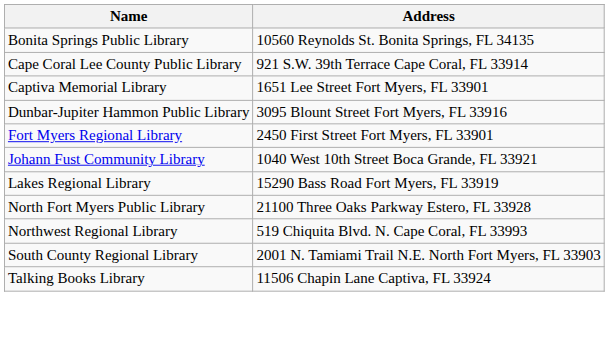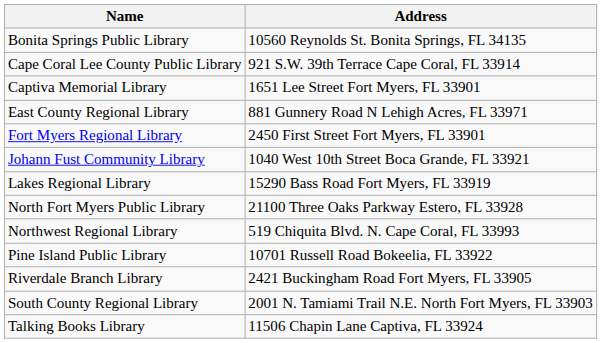- row: (129, 111)
+ row: (98, 111)
+ row: (87, 254)
+ row: (85, 278)
